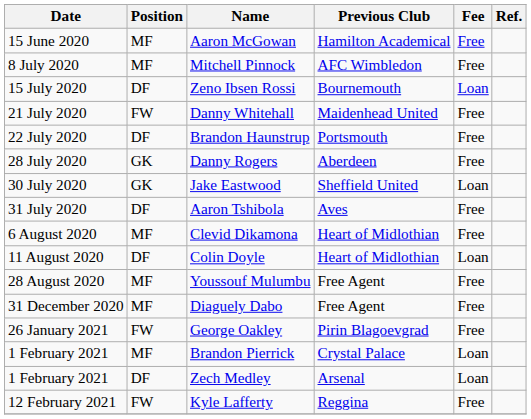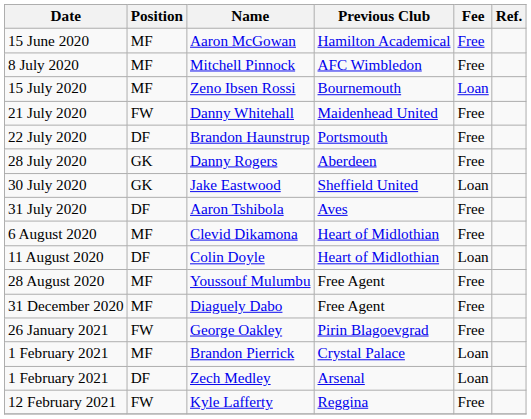(140, 88) DF -> (142, 88) MF
